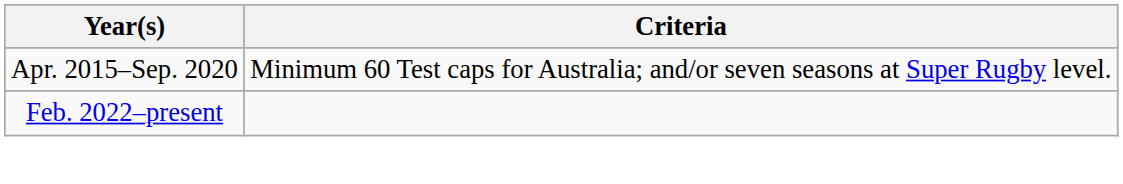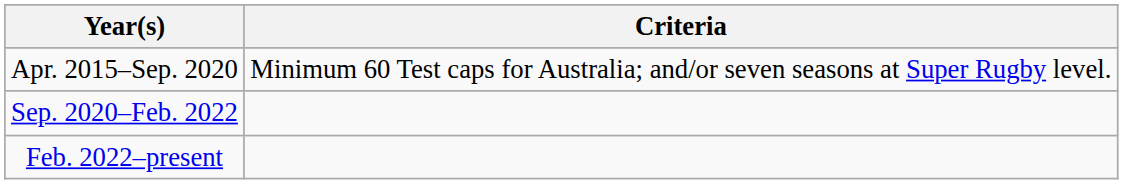+ row: (124, 112)
